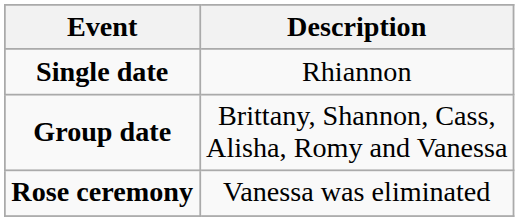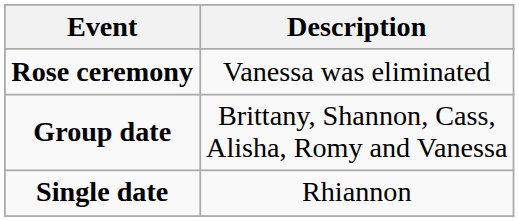rows swapped: (102, 71) <-> (102, 192)
